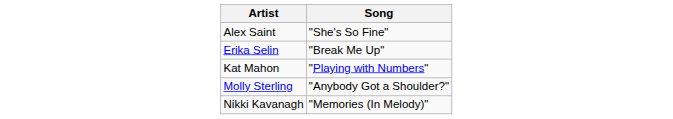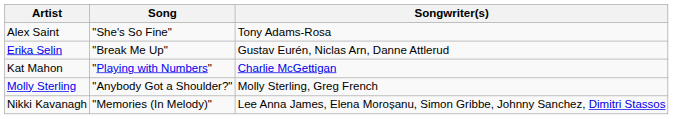+ column: (452, 13)
